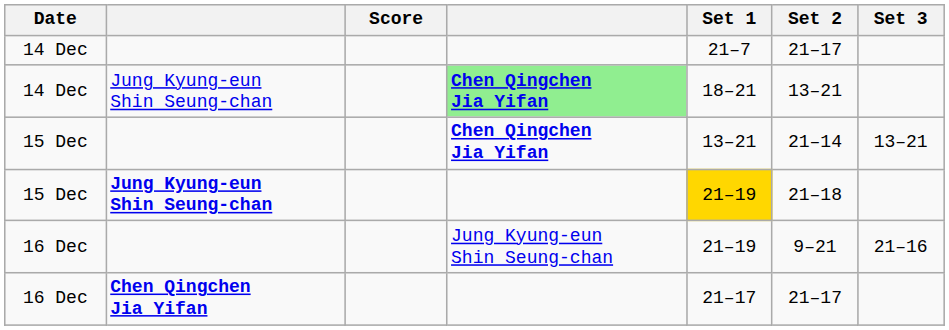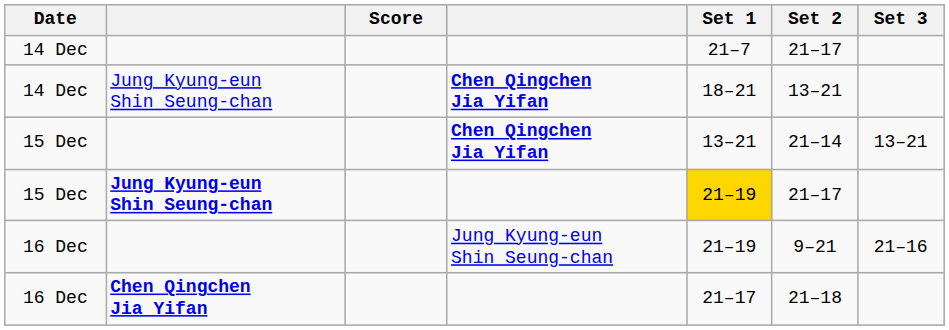(521, 91) lightgreen background -> (521, 91) no background
(815, 195) 21–18 -> (815, 195) 21–17
(815, 298) 21–17 -> (815, 298) 21–18
